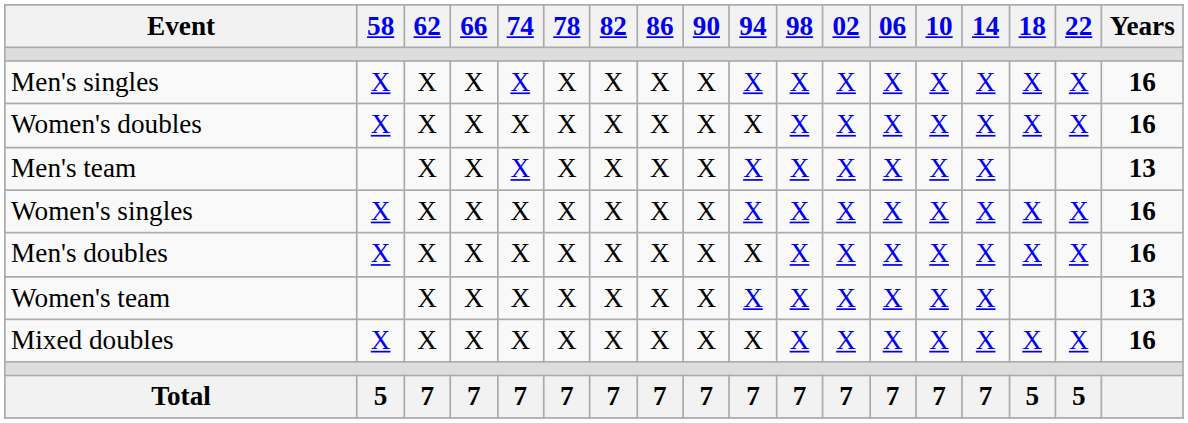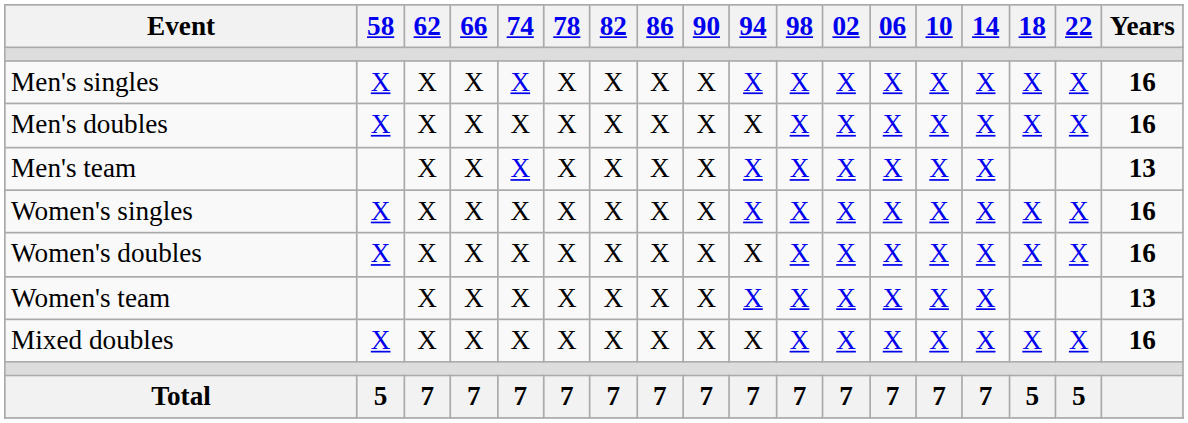rows swapped: (90, 254) <-> (107, 124)
